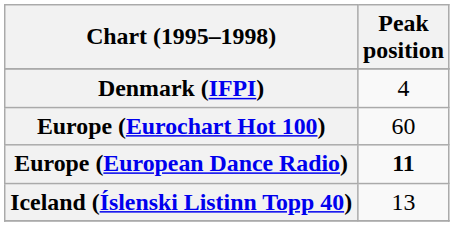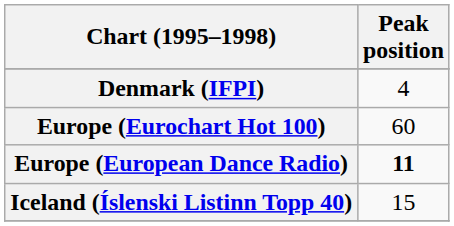(403, 201) 13 -> (403, 201) 15
